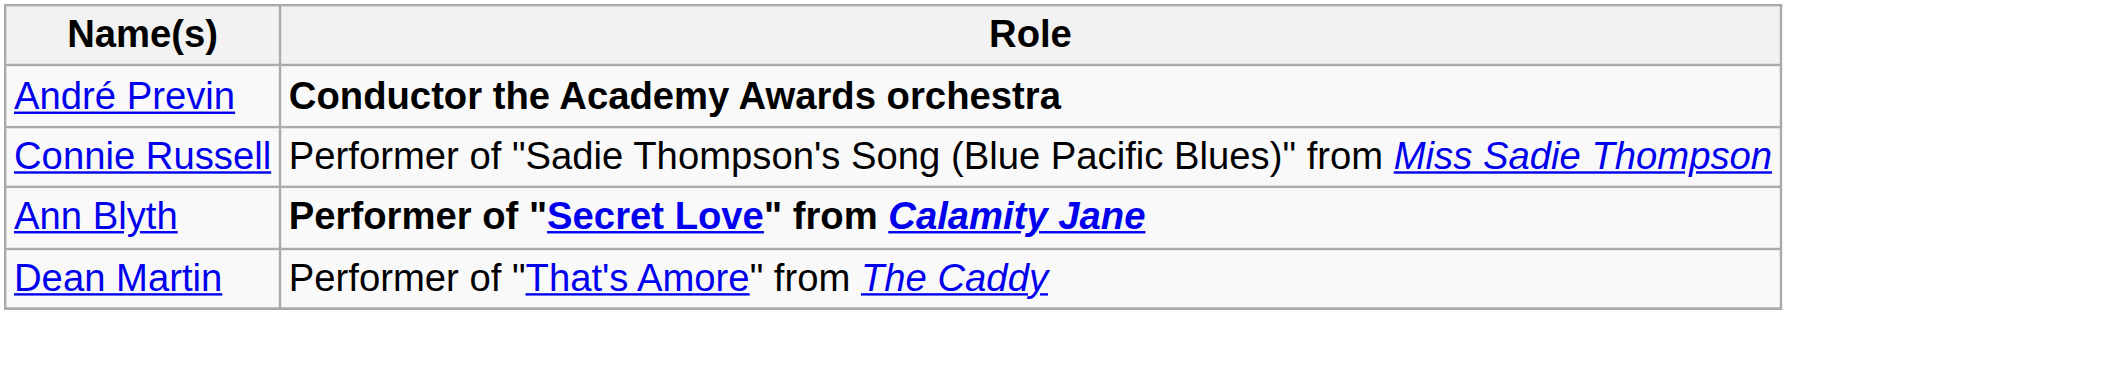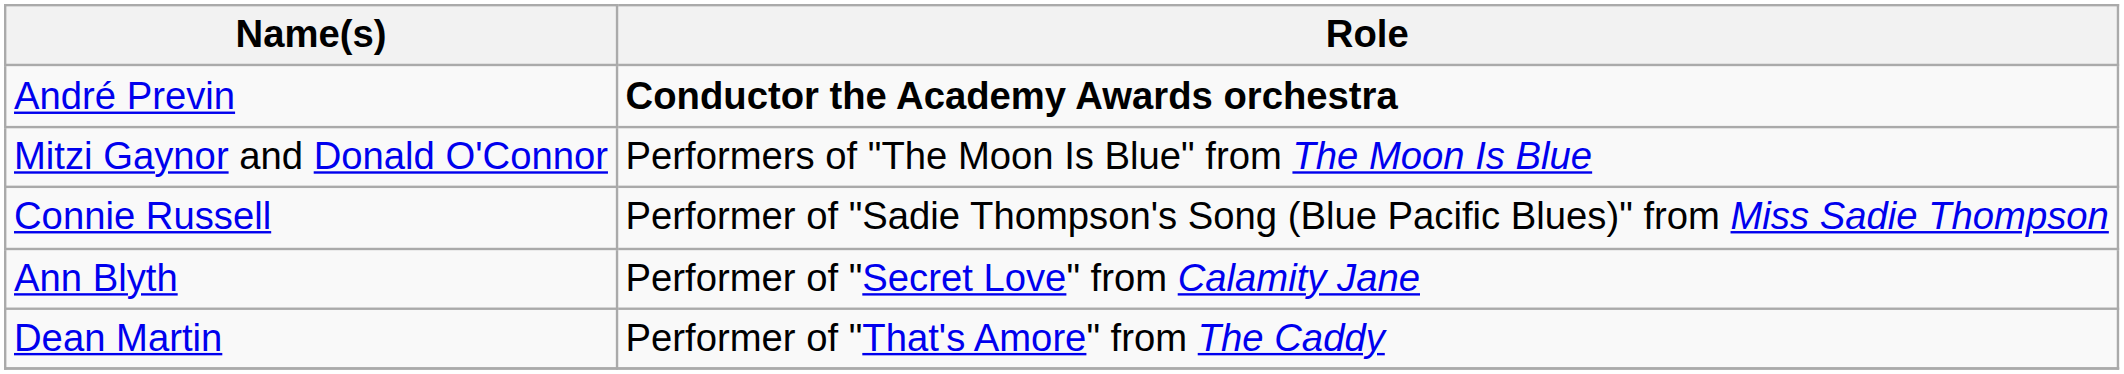+ row: (311, 156)
(717, 216) bold -> (1023, 277) normal
